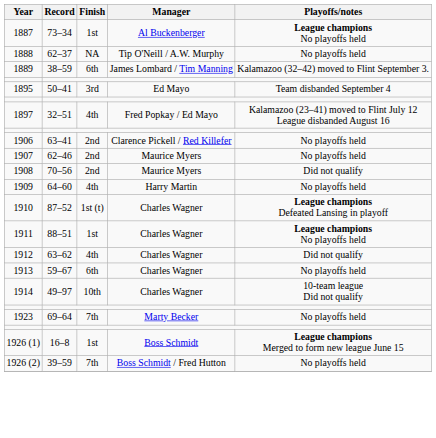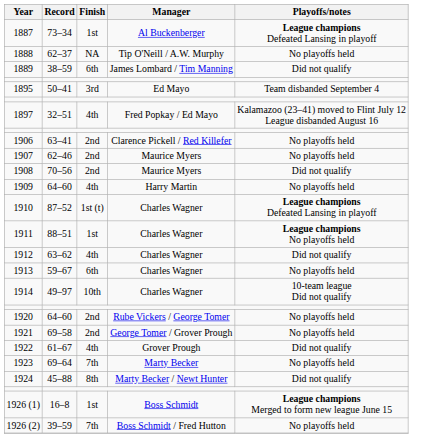(333, 33) League champions No playoffs held -> (322, 33) League champions Defeated Lansing in playoff
(333, 69) Kalamazoo (32–42) moved to Flint September 3. -> (322, 69) Did not qualify
+ row: (23, 317)
+ row: (23, 332)
+ row: (23, 348)
+ row: (23, 379)
